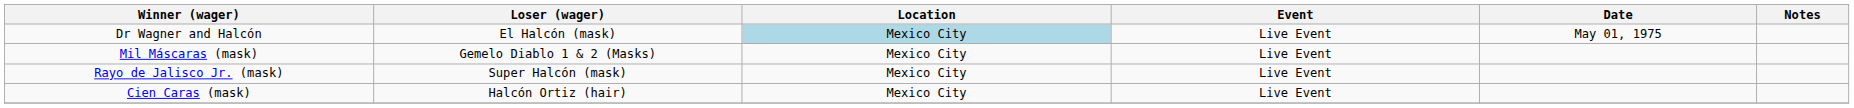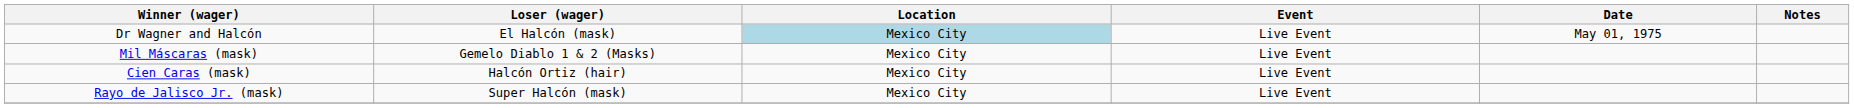rows swapped: (189, 93) <-> (189, 73)
